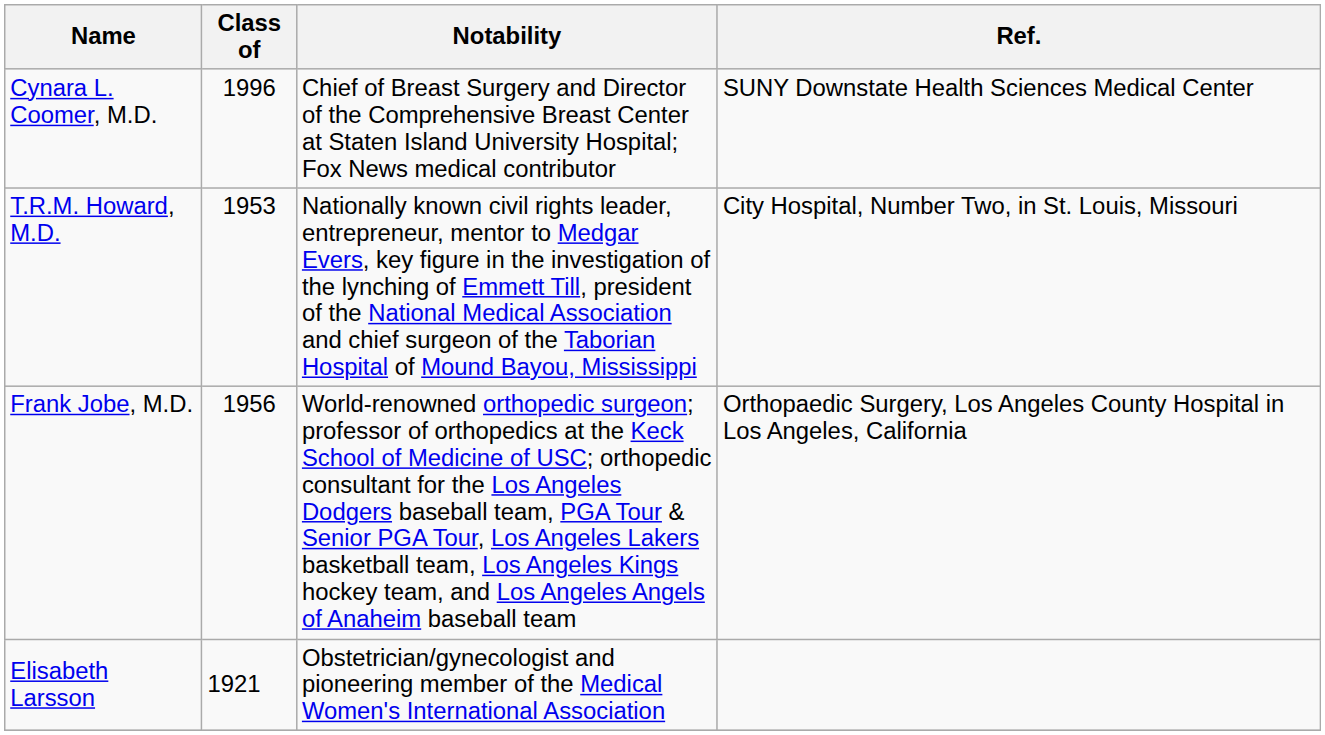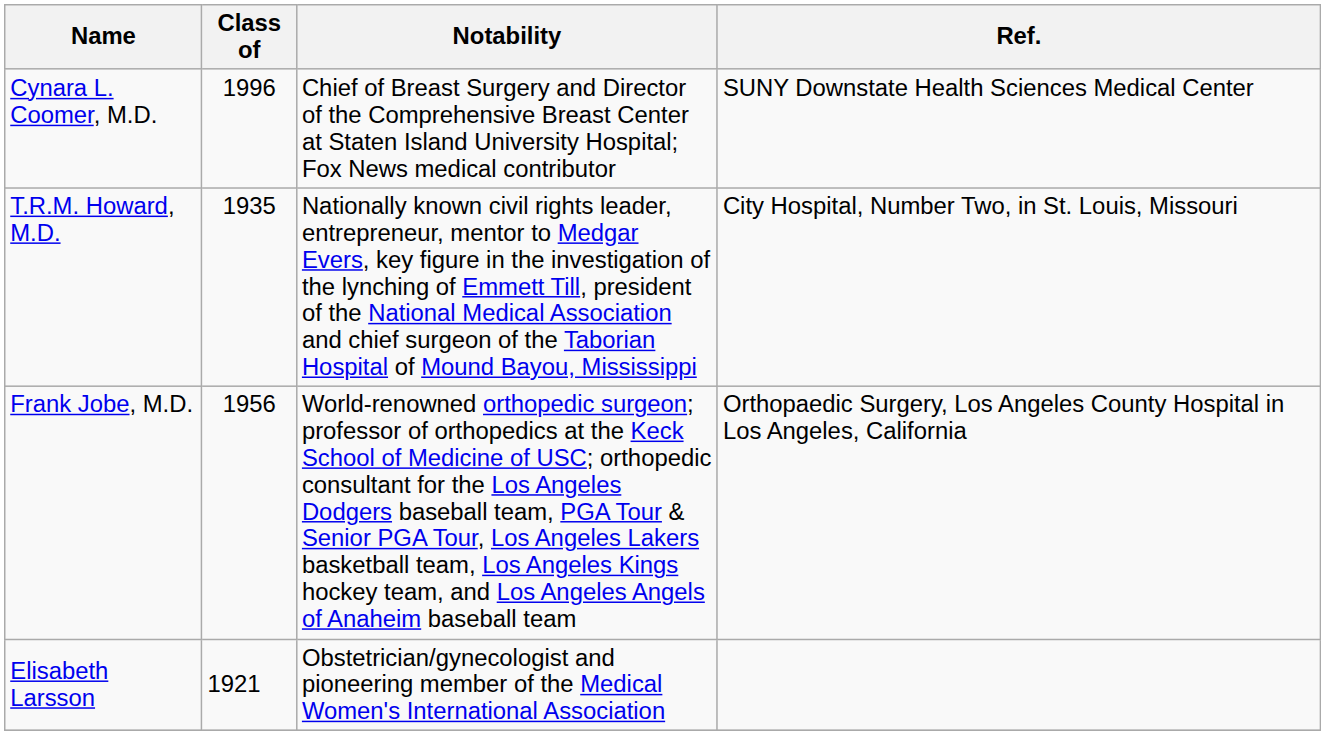(249, 206) 1953 -> (249, 206) 1935
